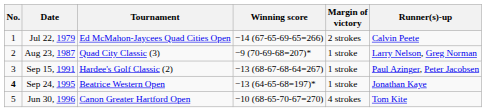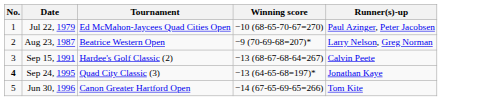- column: (348, 17)
(279, 38) −14 (67-65-69-65=266) -> (279, 27) −10 (68-65-70-67=270)
(395, 38) Calvin Peete -> (381, 27) Paul Azinger, Peter Jacobsen
(120, 53) Quad City Classic (3) -> (122, 42) Beatrice Western Open
(426, 69) Paul Azinger, Peter Jacobsen -> (351, 58) Calvin Peete
(122, 84) Beatrice Western Open -> (120, 73) Quad City Classic (3)
(279, 99) −10 (68-65-70-67=270) -> (279, 88) −14 (67-65-69-65=266)
